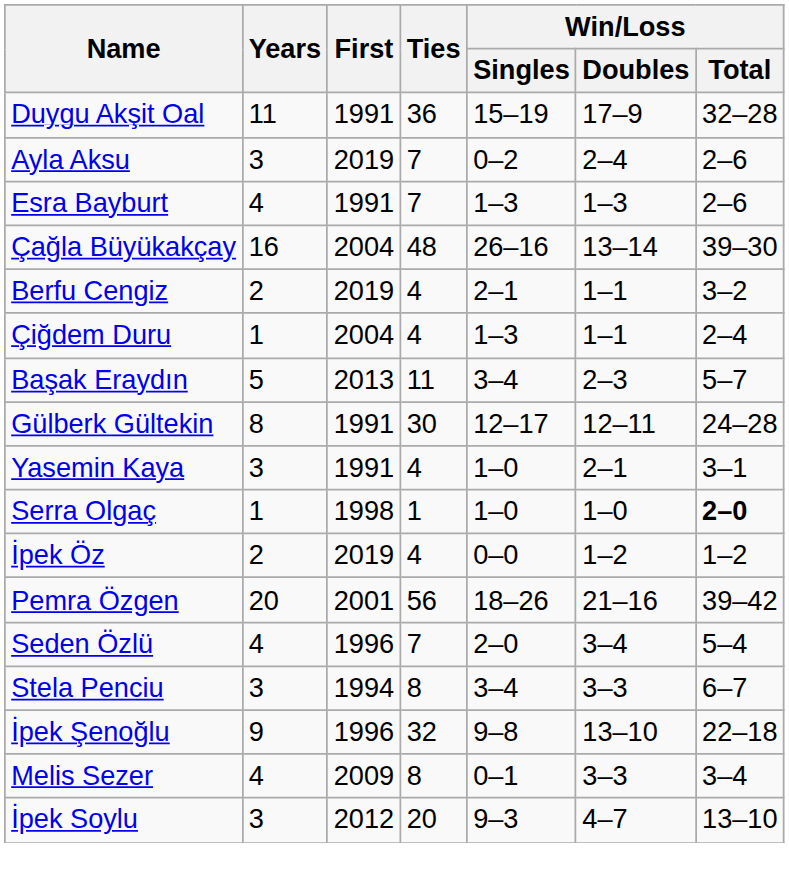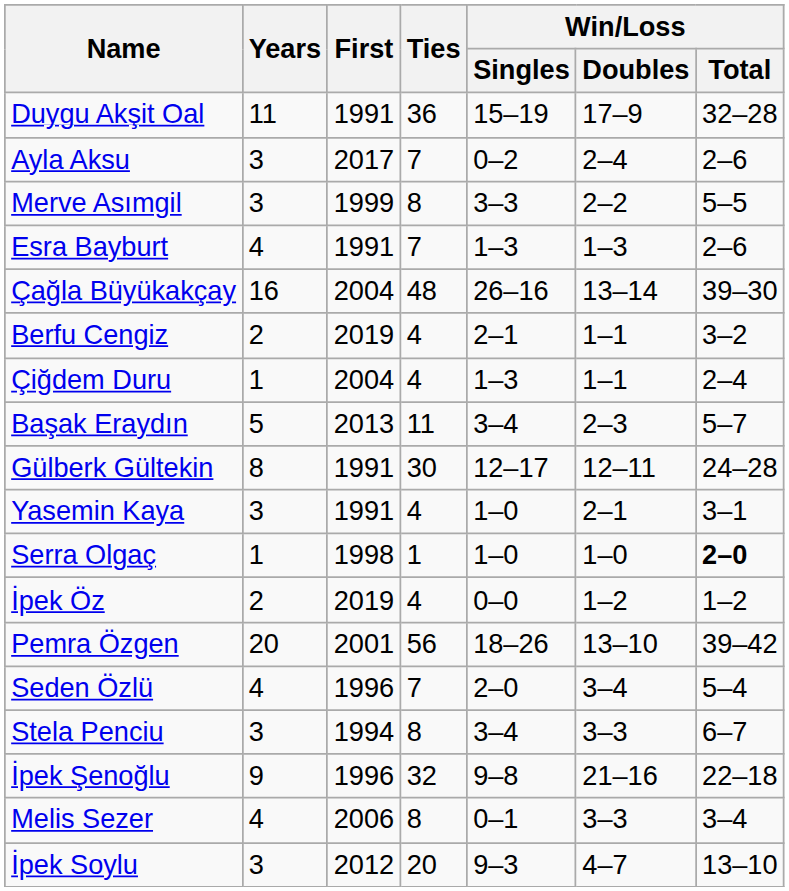(364, 158) 2019 -> (364, 158) 2017
+ row: (96, 202)
(620, 599) 21–16 -> (620, 643) 13–10
(620, 731) 13–10 -> (620, 775) 21–16
(364, 775) 2009 -> (364, 819) 2006
